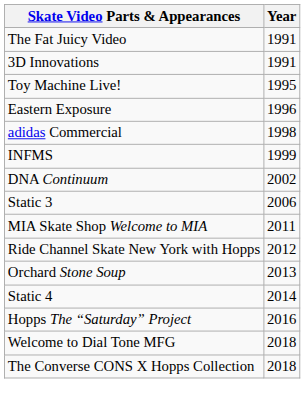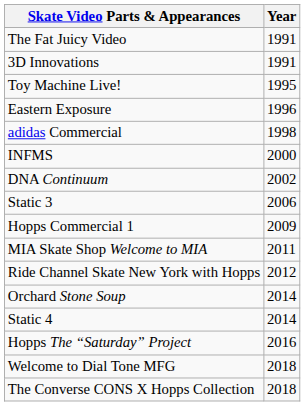(282, 156) 1999 -> (282, 156) 2000
+ row: (71, 226)
(282, 272) 2013 -> (282, 296) 2014
